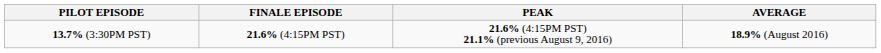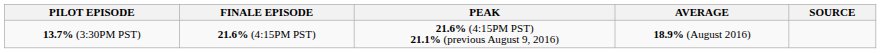+ column: (832, 12)
